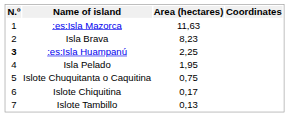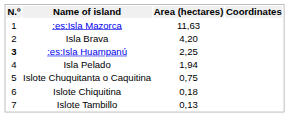(189, 38) 8,23 -> (189, 38) 4,20
(189, 65) 1,95 -> (189, 65) 1,94
(189, 91) 0,17 -> (189, 91) 0,18
